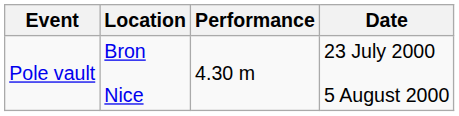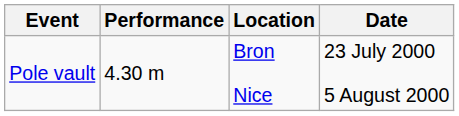columns swapped: (255, 20) <-> (145, 20)
